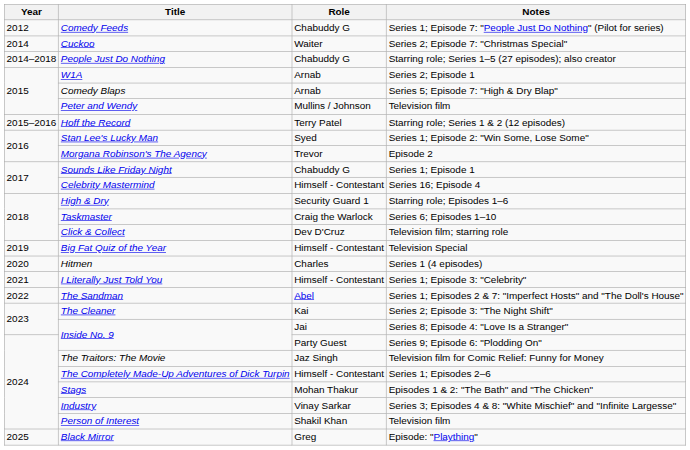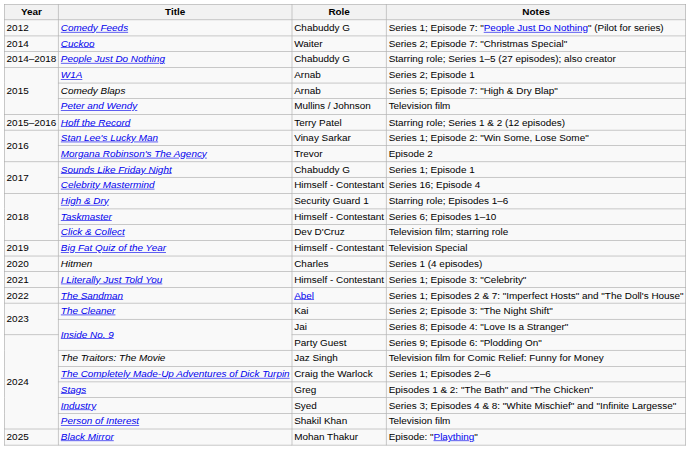(306, 138) Syed -> (323, 138) Vinay Sarkar
(333, 216) Craig the Warlock -> (339, 216) Himself - Contestant
(339, 374) Himself - Contestant -> (333, 374) Craig the Warlock
(326, 389) Mohan Thakur -> (305, 389) Greg
(323, 405) Vinay Sarkar -> (306, 405) Syed
(305, 437) Greg -> (326, 437) Mohan Thakur
